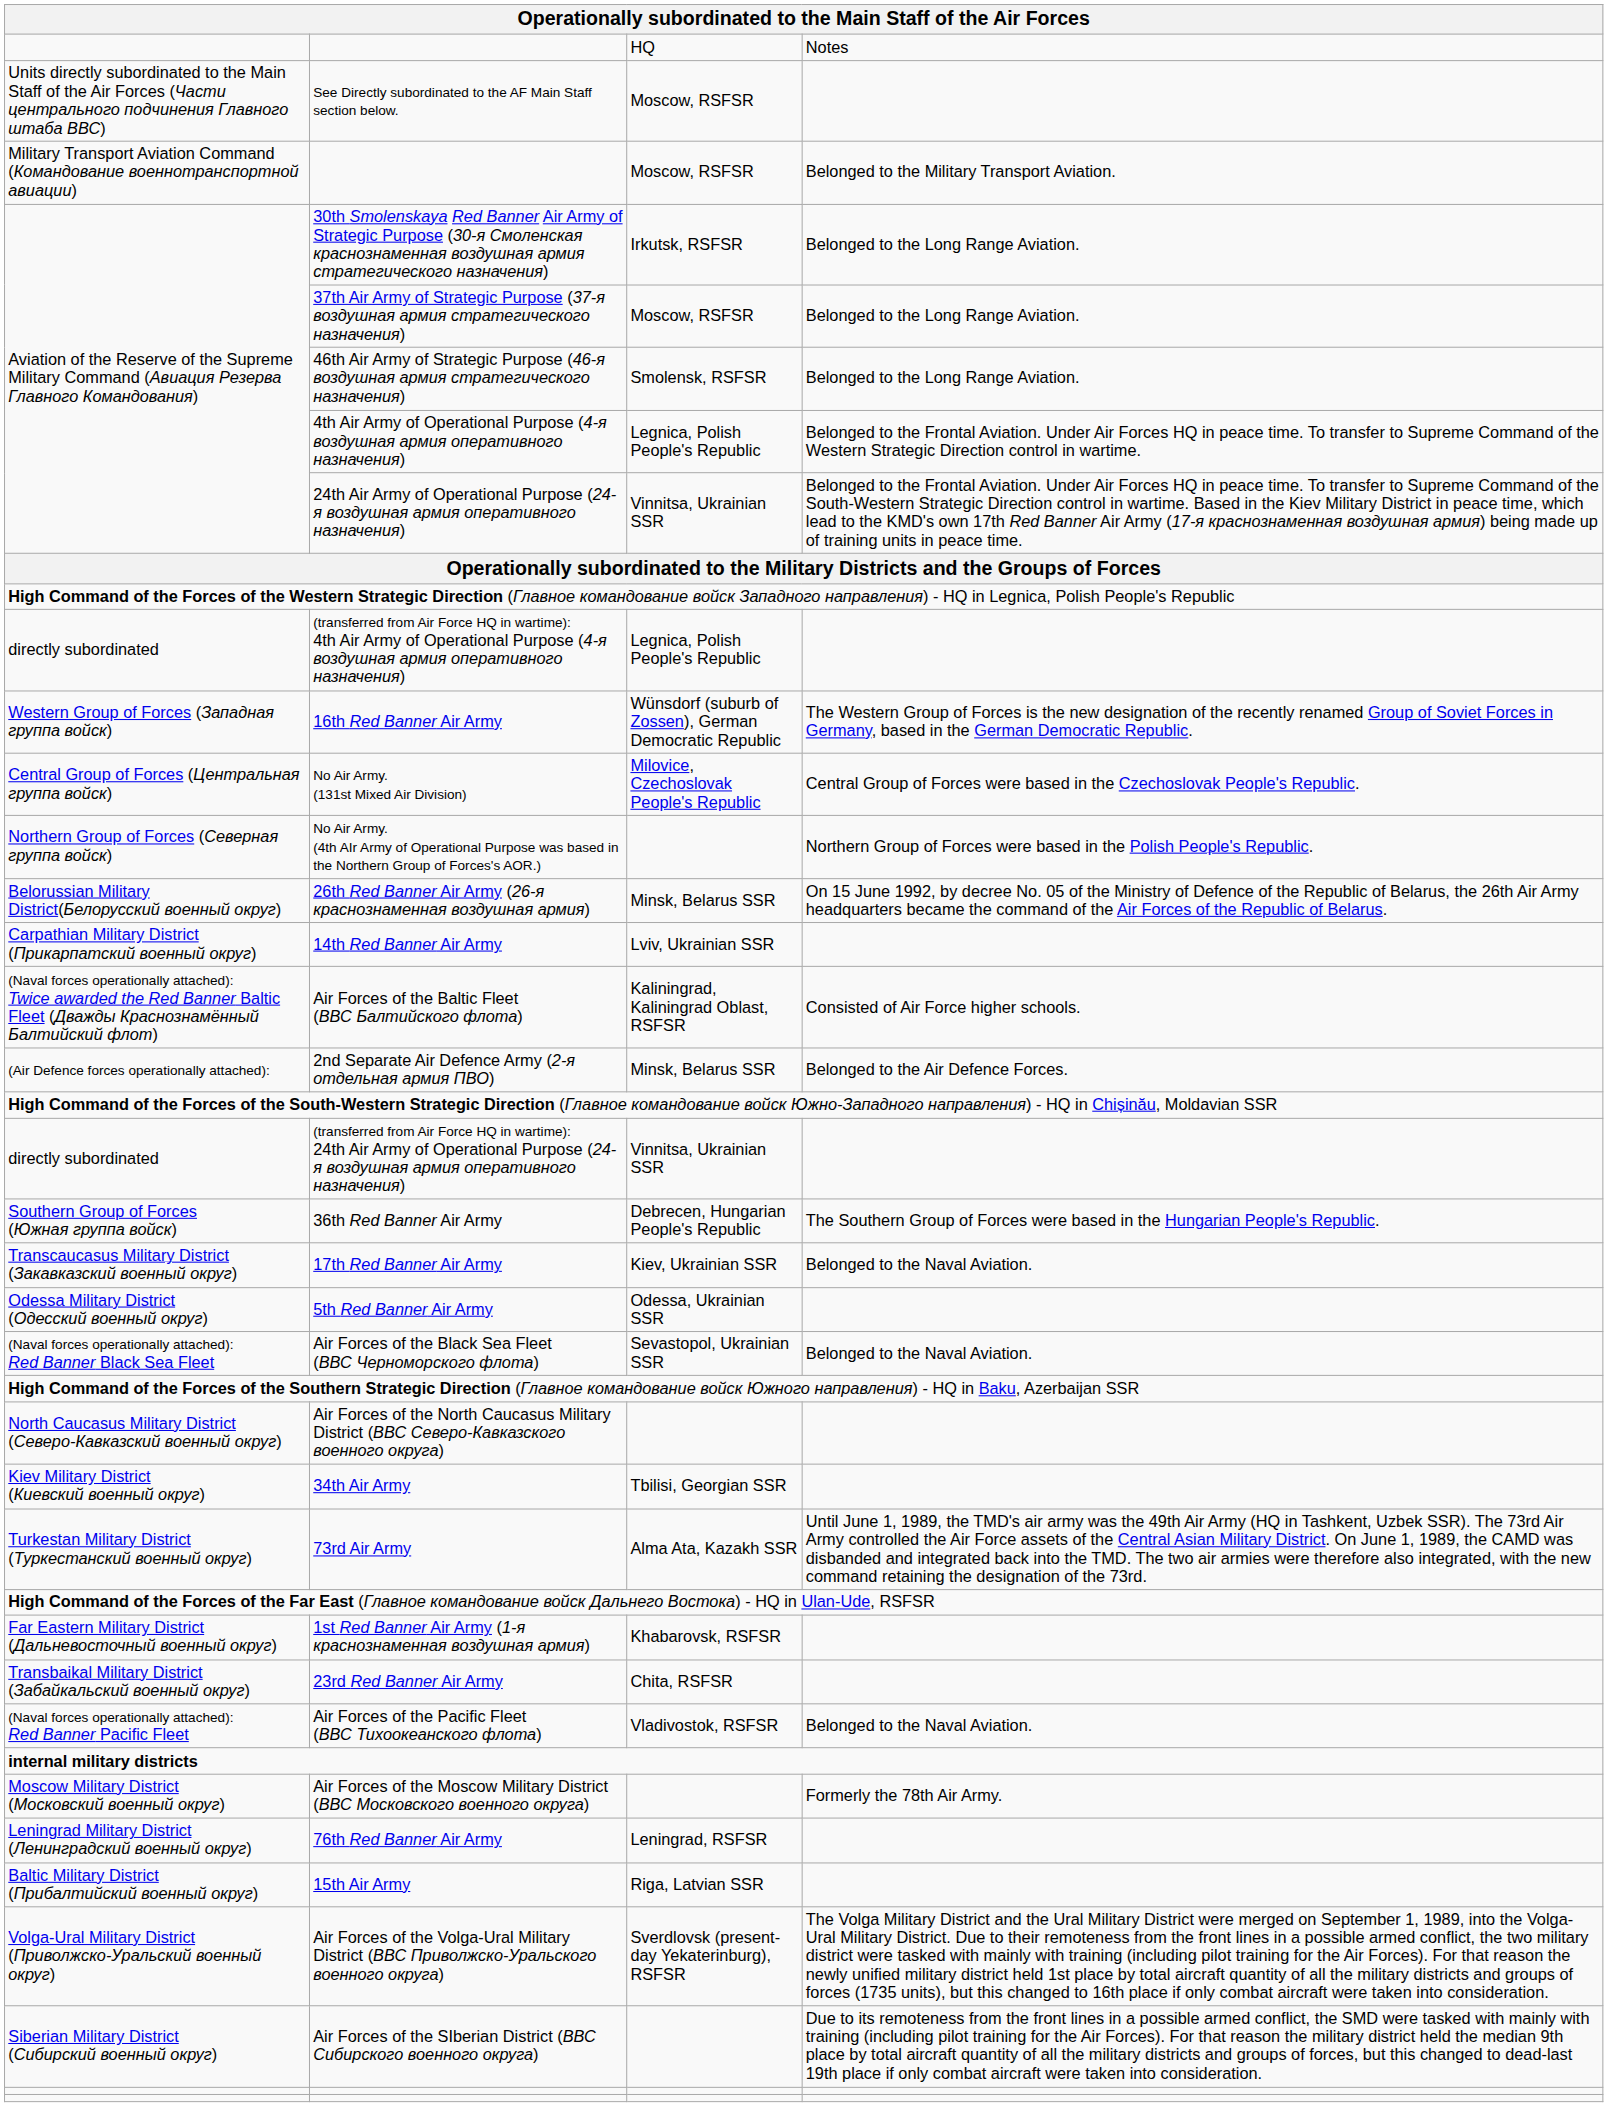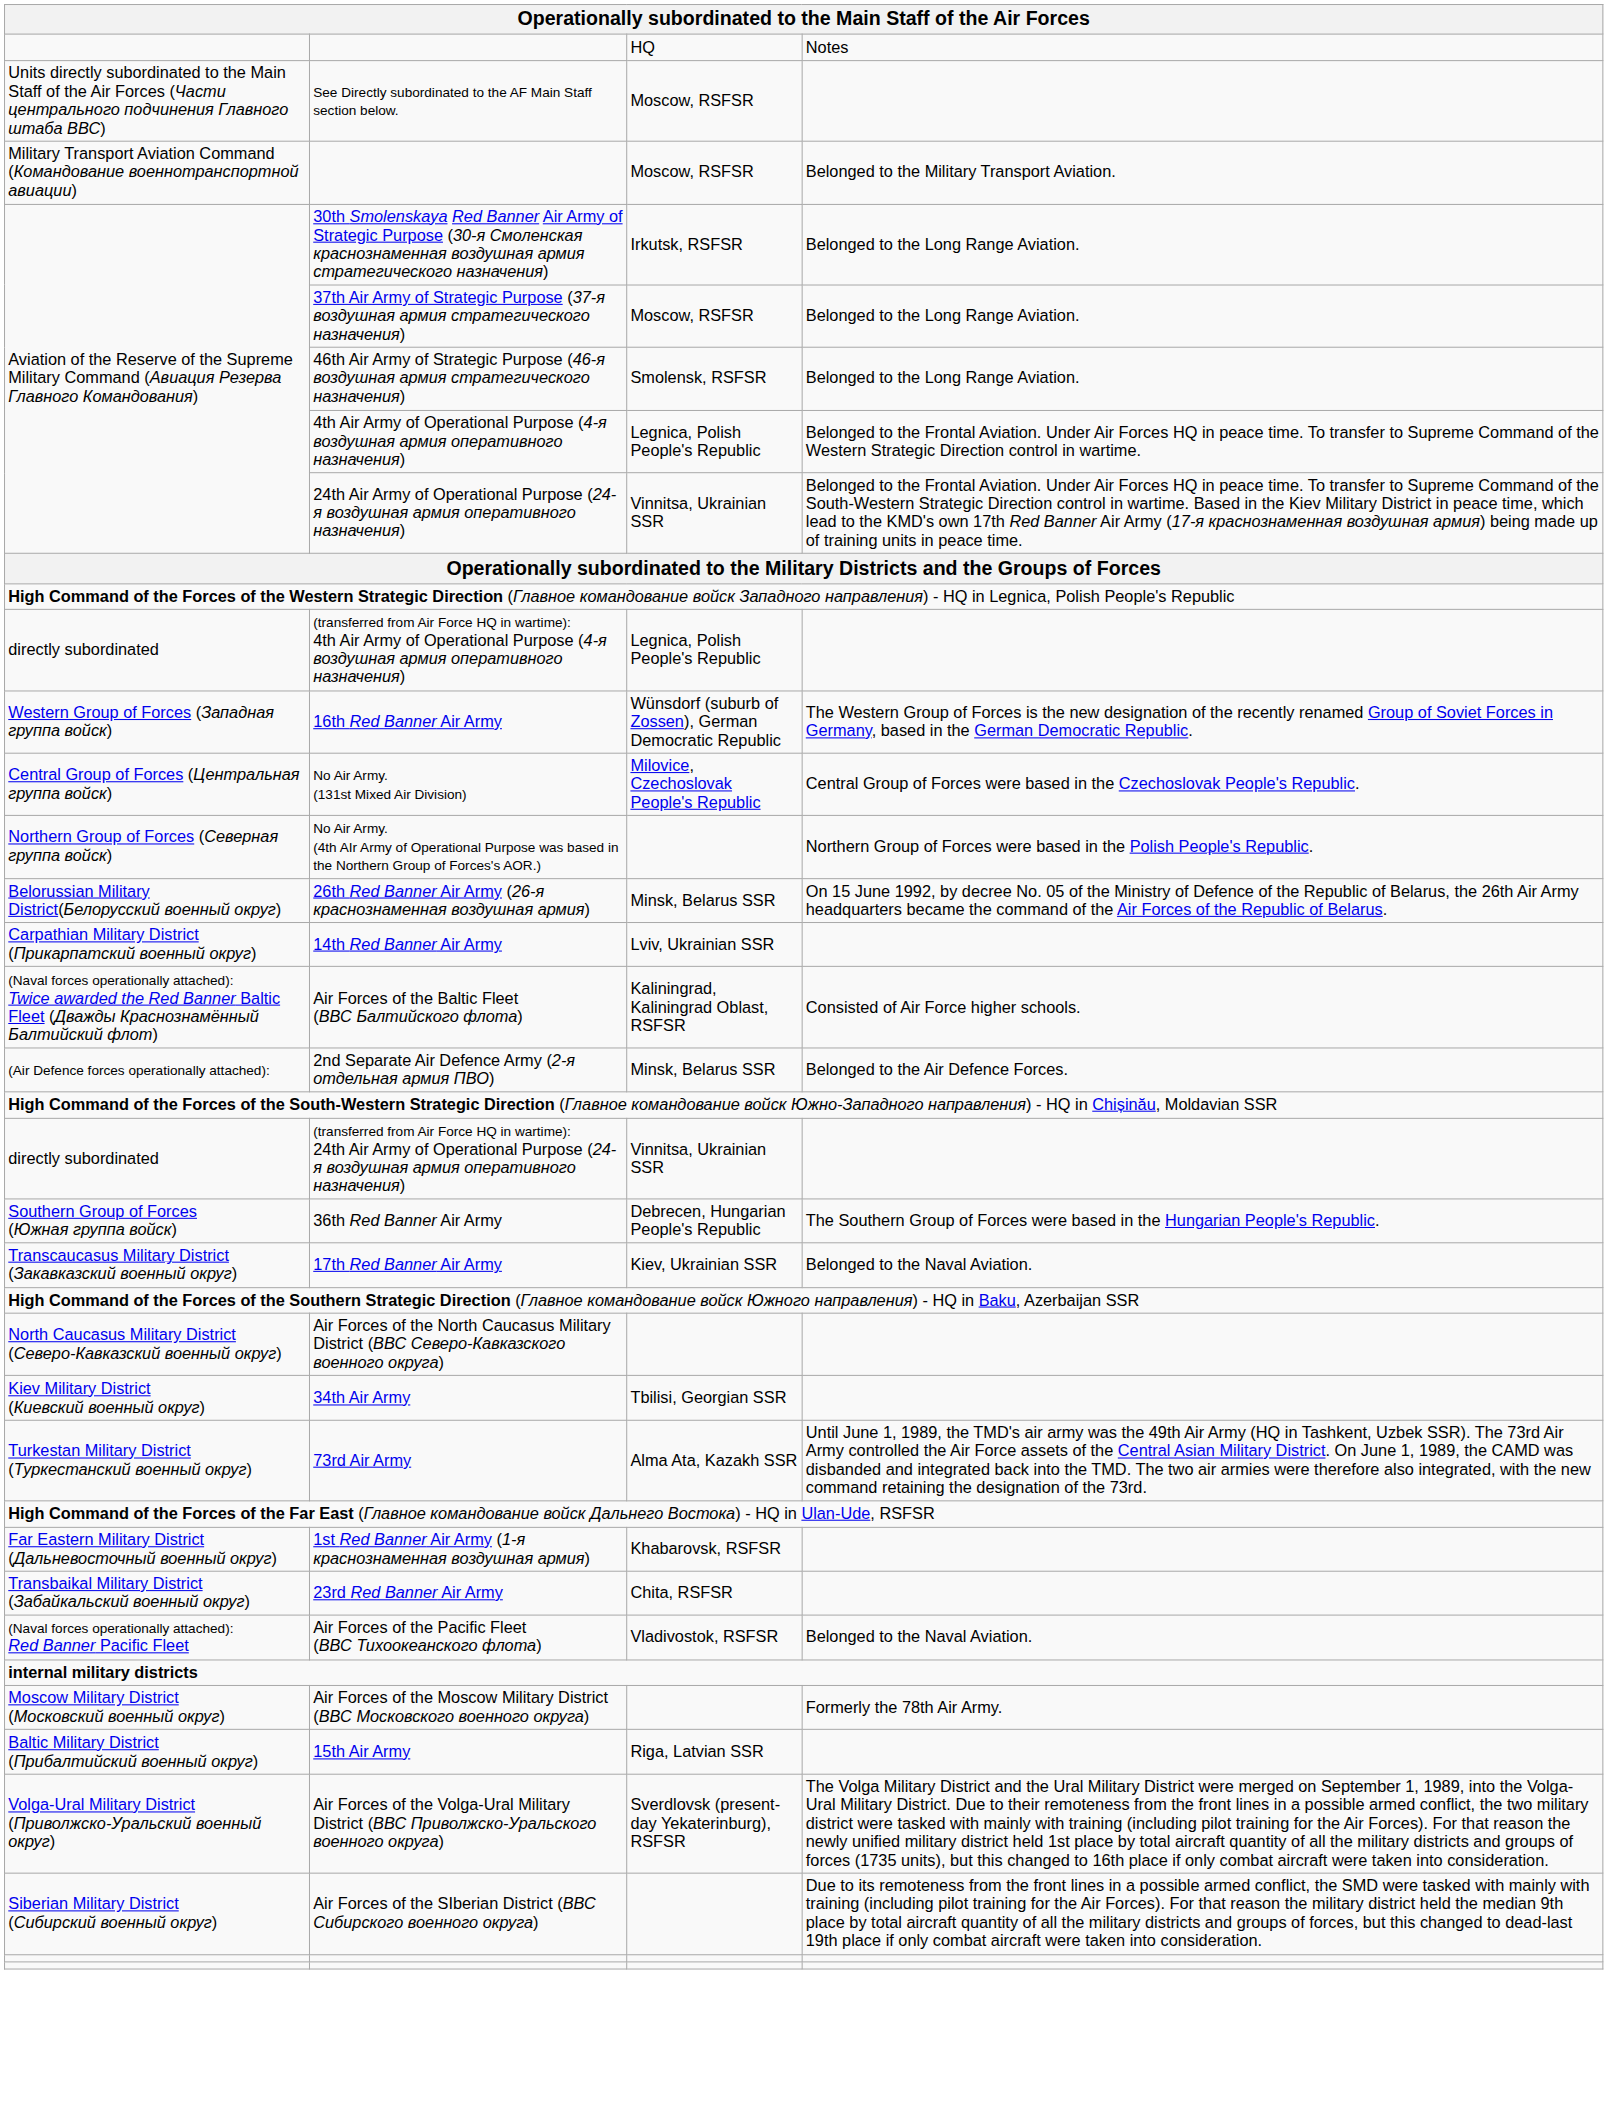- row: (403, 1309)
- row: (433, 1353)
- row: (408, 1840)
